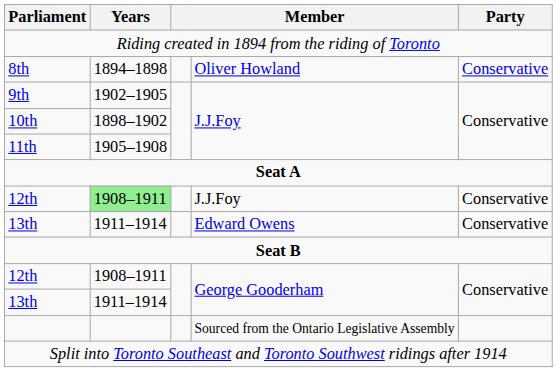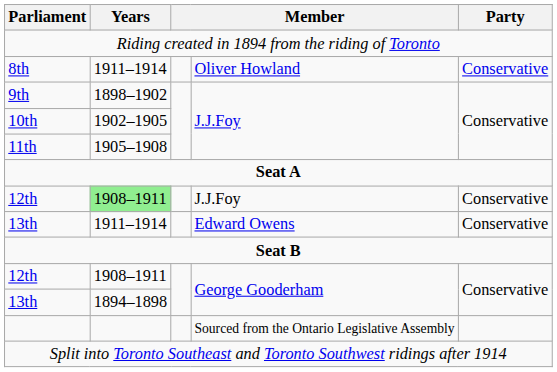(130, 69) 1894–1898 -> (130, 69) 1911–1914
(130, 95) 1902–1905 -> (130, 95) 1898–1902
(130, 120) 1898–1902 -> (130, 120) 1902–1905
(130, 302) 1911–1914 -> (130, 302) 1894–1898
